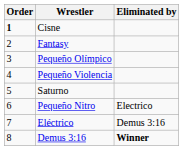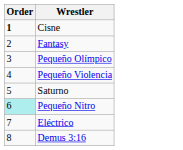- column: (147, 12)
(9, 106) no background -> (9, 106) paleturquoise background
